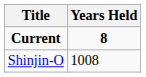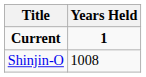(104, 38) 8 -> (104, 38) 1
